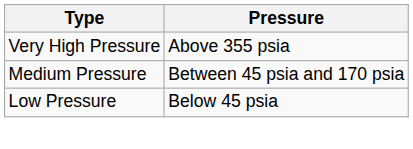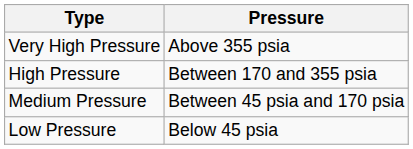+ row: (64, 74)
